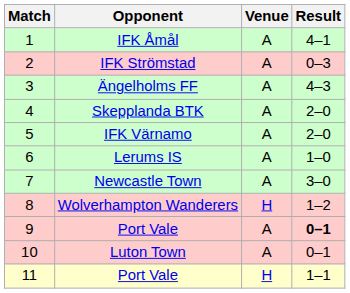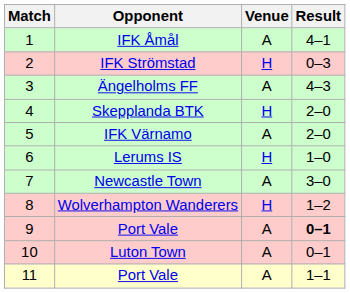(267, 63) A -> (267, 63) H
(267, 110) A -> (267, 110) H
(267, 157) A -> (267, 157) H
(267, 275) H -> (267, 275) A
